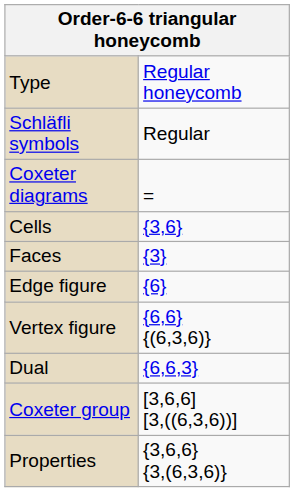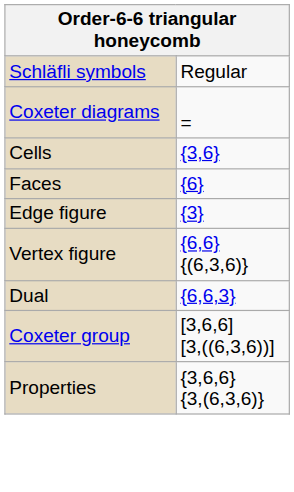- row: (30, 81)
(155, 256) {3} -> (192, 183) {6}
(155, 286) {6} -> (192, 213) {3}
